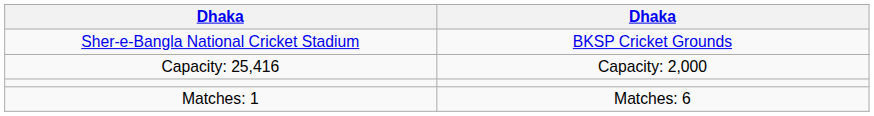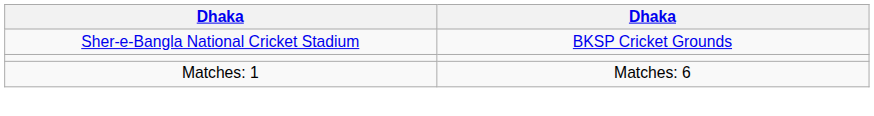- row: (220, 66)
